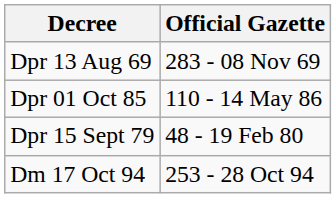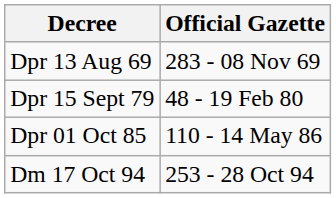rows swapped: (82, 135) <-> (78, 98)
